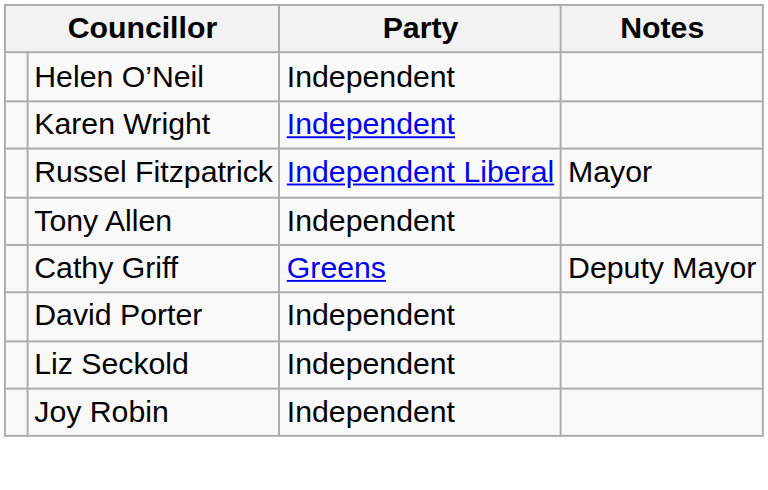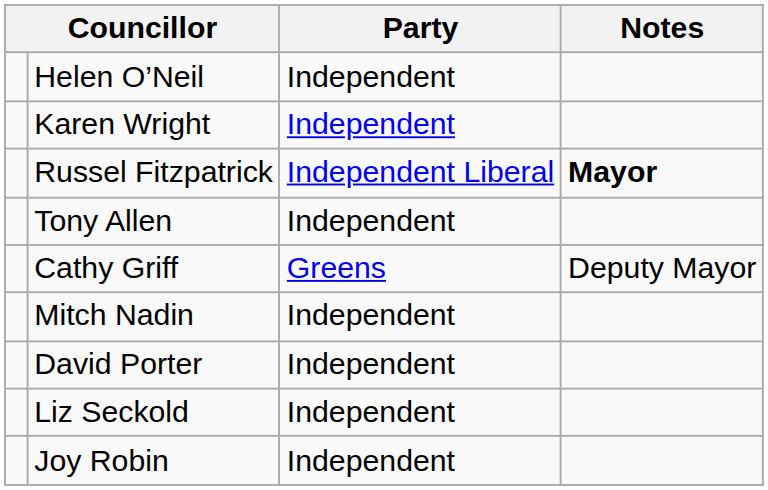(610, 172) normal -> (613, 172) bold
+ row: (114, 316)
